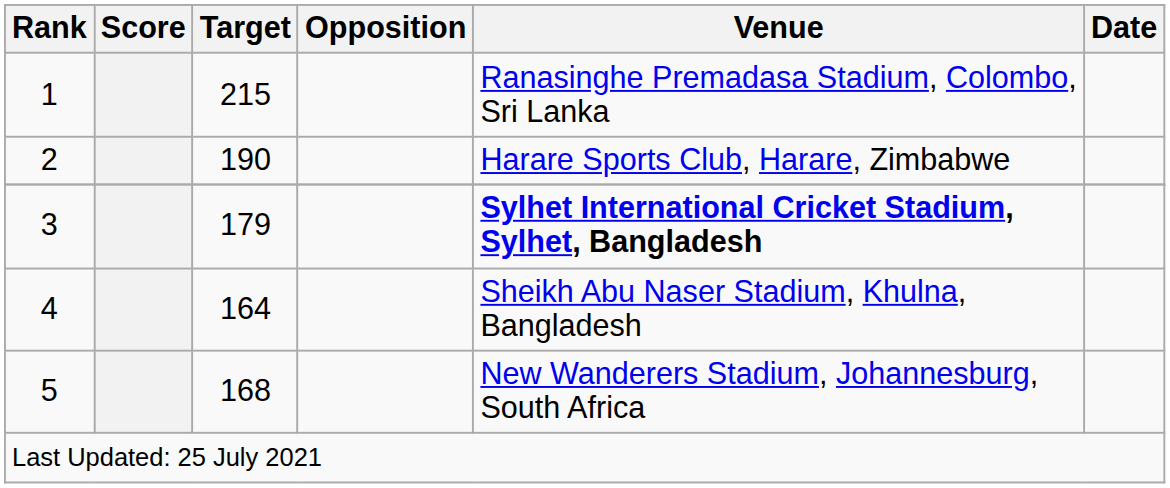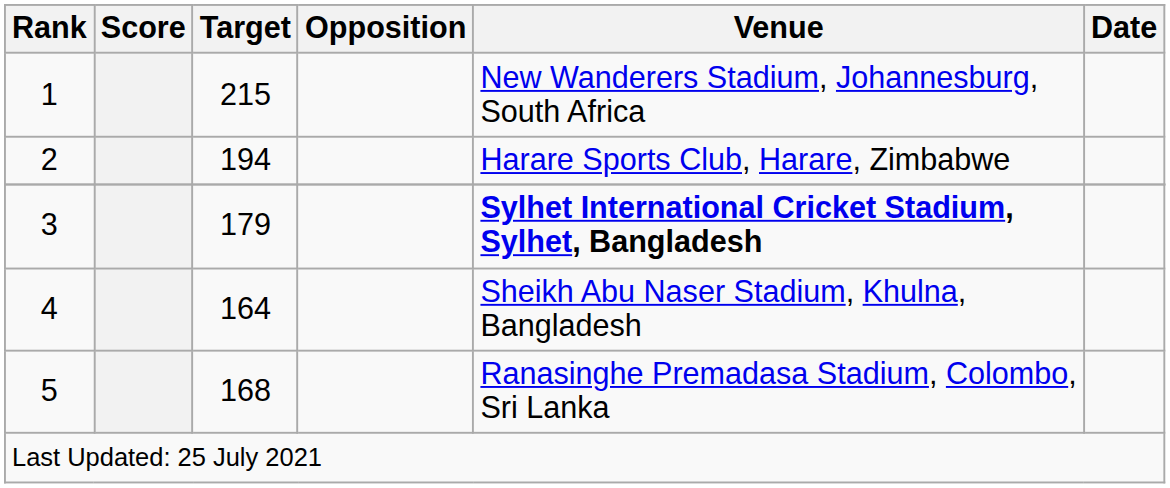(779, 94) Ranasinghe Premadasa Stadium, Colombo, Sri Lanka -> (759, 94) New Wanderers Stadium, Johannesburg, South Africa
(245, 160) 190 -> (245, 160) 194
(759, 391) New Wanderers Stadium, Johannesburg, South Africa -> (779, 391) Ranasinghe Premadasa Stadium, Colombo, Sri Lanka
